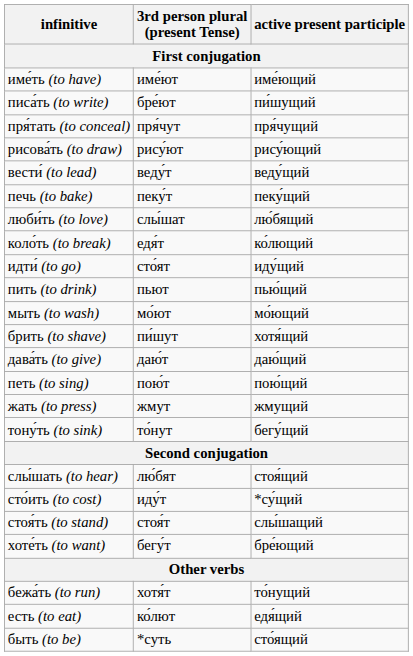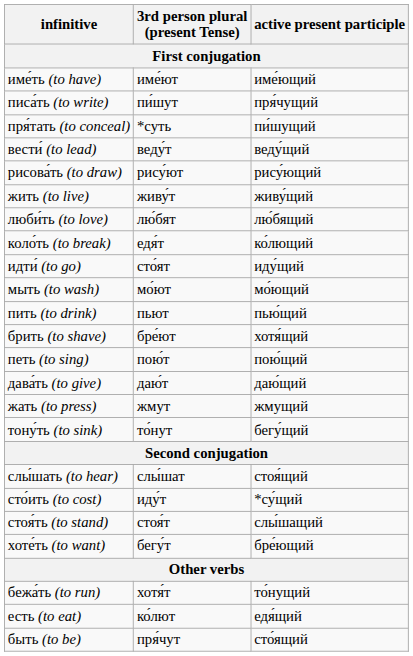(156, 102) бре́ют -> (157, 102) пи́шут
(285, 102) пи́шущий -> (286, 102) пря́чущий
(159, 126) пря́чут -> (154, 126) *суть
(286, 126) пря́чущий -> (285, 126) пи́шущий
rows swapped: (65, 149) <-> (52, 172)
- row: (50, 196)
+ row: (48, 196)
(161, 219) слы́шат -> (156, 219) лю́бят
rows swapped: (52, 289) <-> (53, 312)
(157, 336) пи́шут -> (156, 336) бре́ют
rows swapped: (48, 382) <-> (54, 359)
(156, 476) лю́бят -> (161, 476) слы́шат
(154, 639) *суть -> (159, 639) пря́чут
